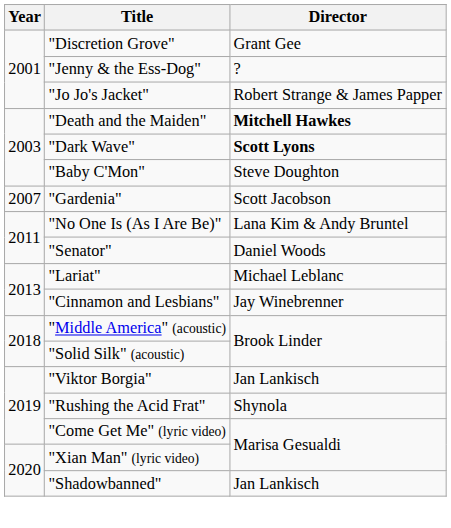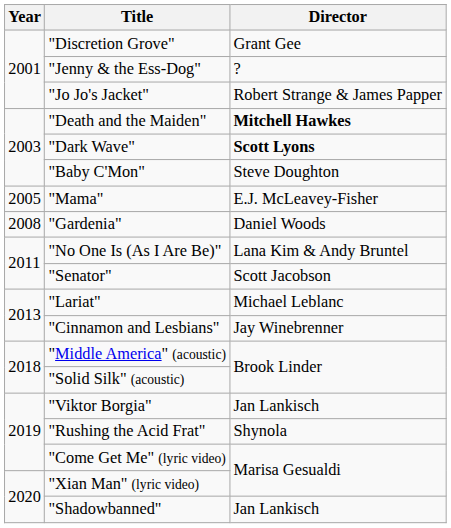+ row: (76, 198)
(25, 198) 2007 -> (25, 224) 2008
(282, 198) Scott Jacobson -> (280, 224) Daniel Woods
(280, 250) Daniel Woods -> (282, 276) Scott Jacobson
